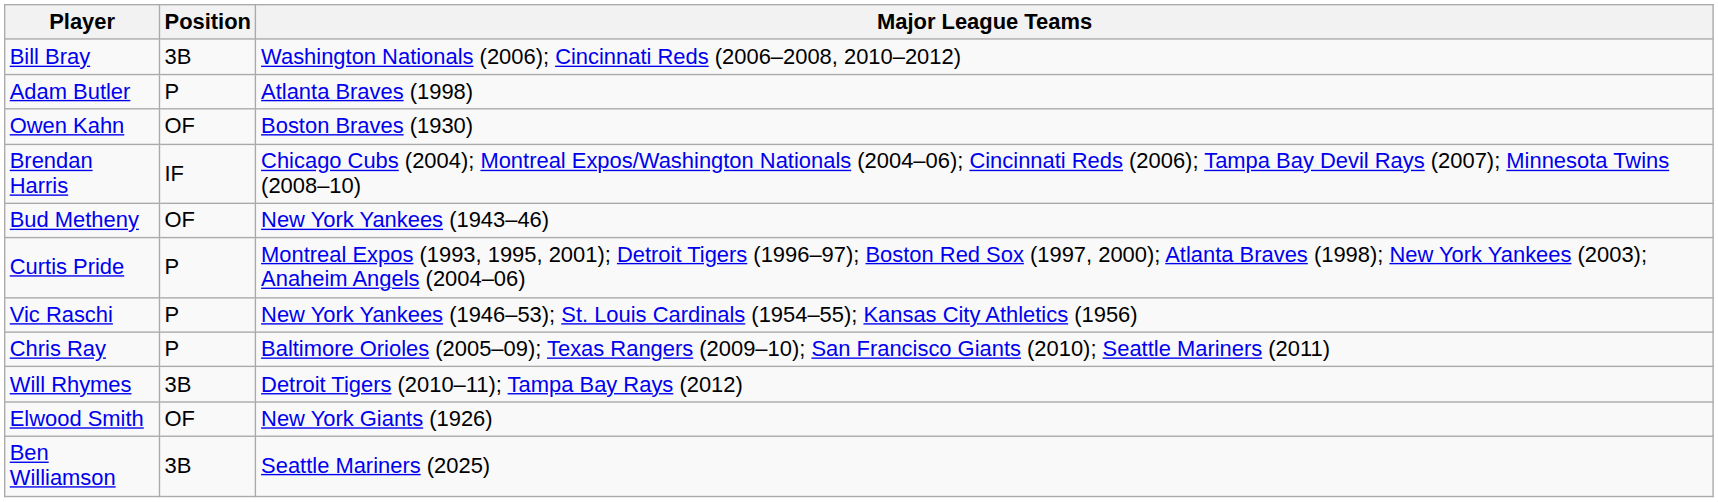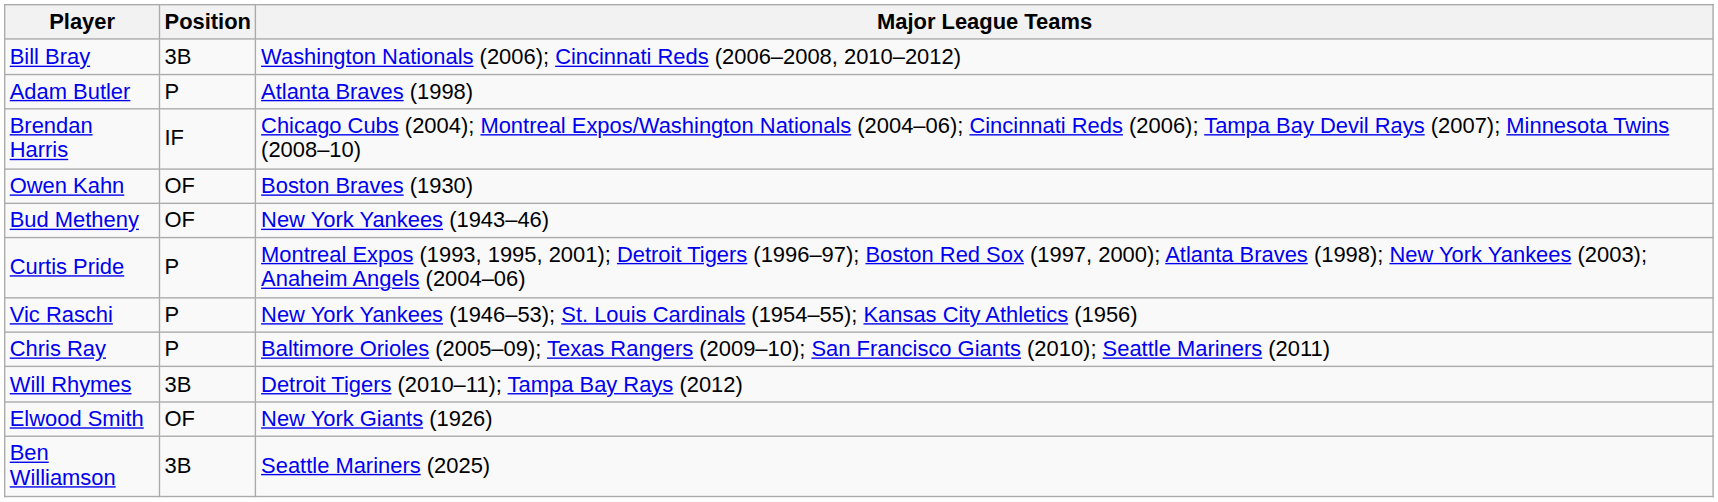rows swapped: (51, 173) <-> (67, 126)
